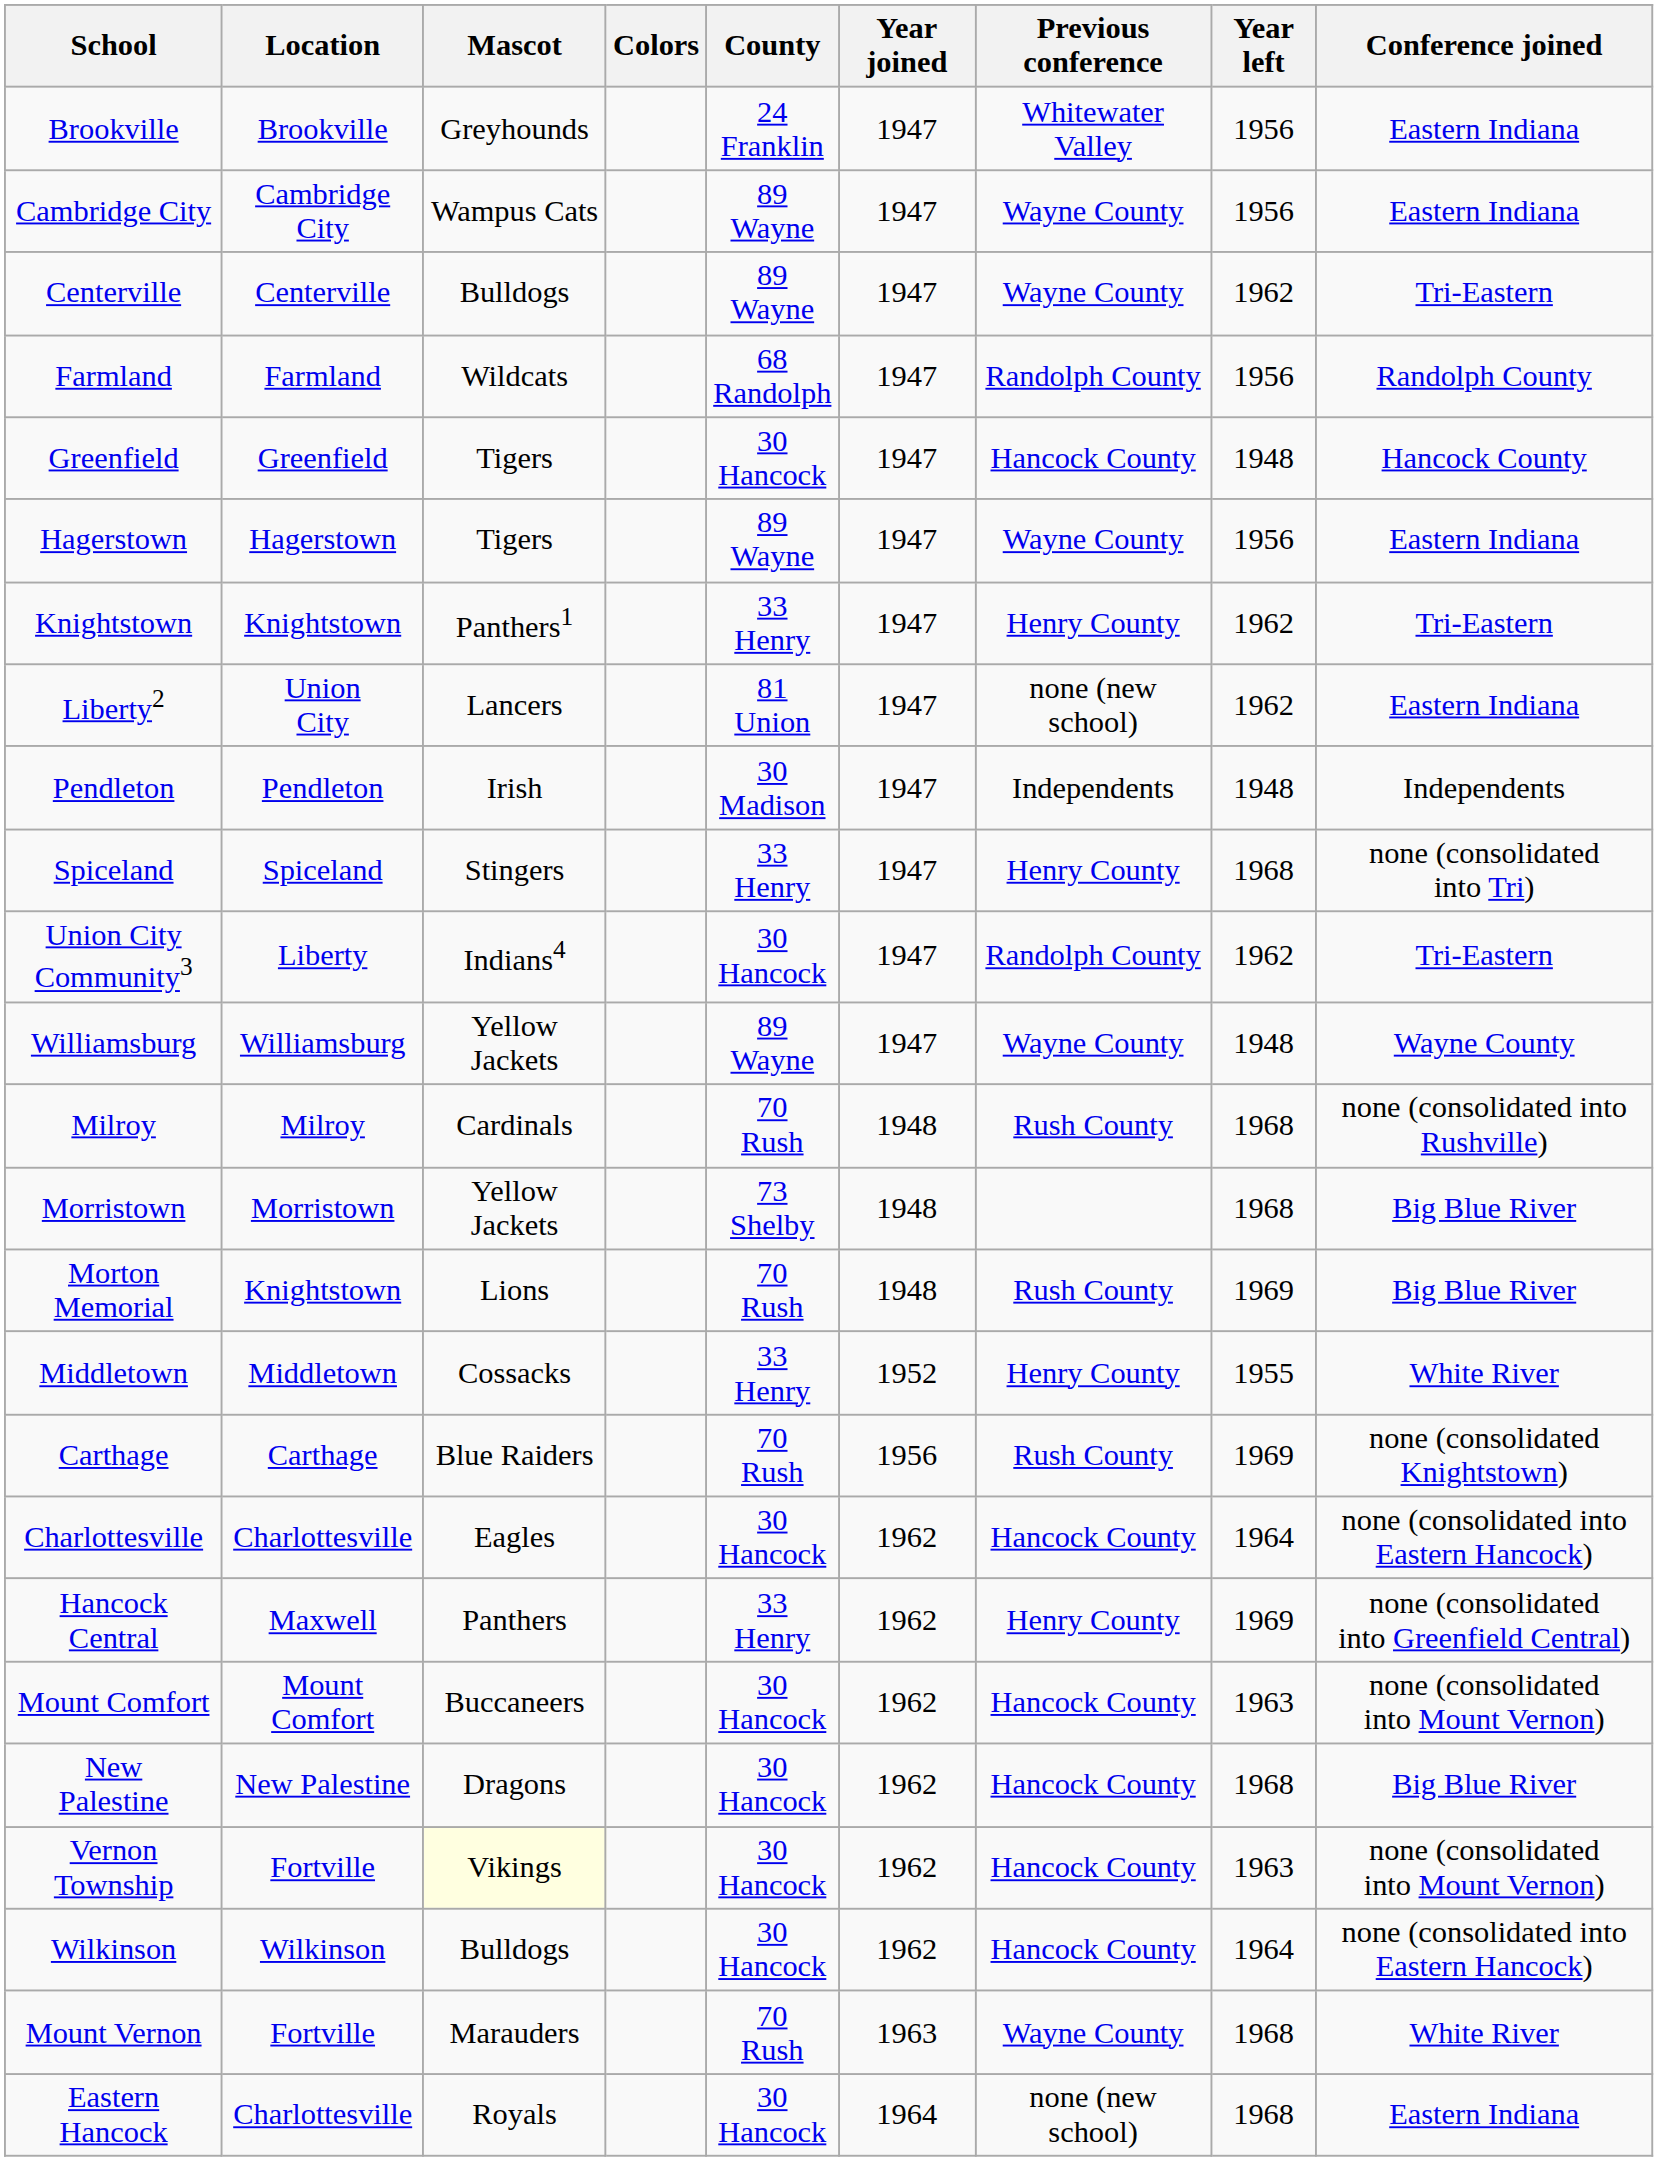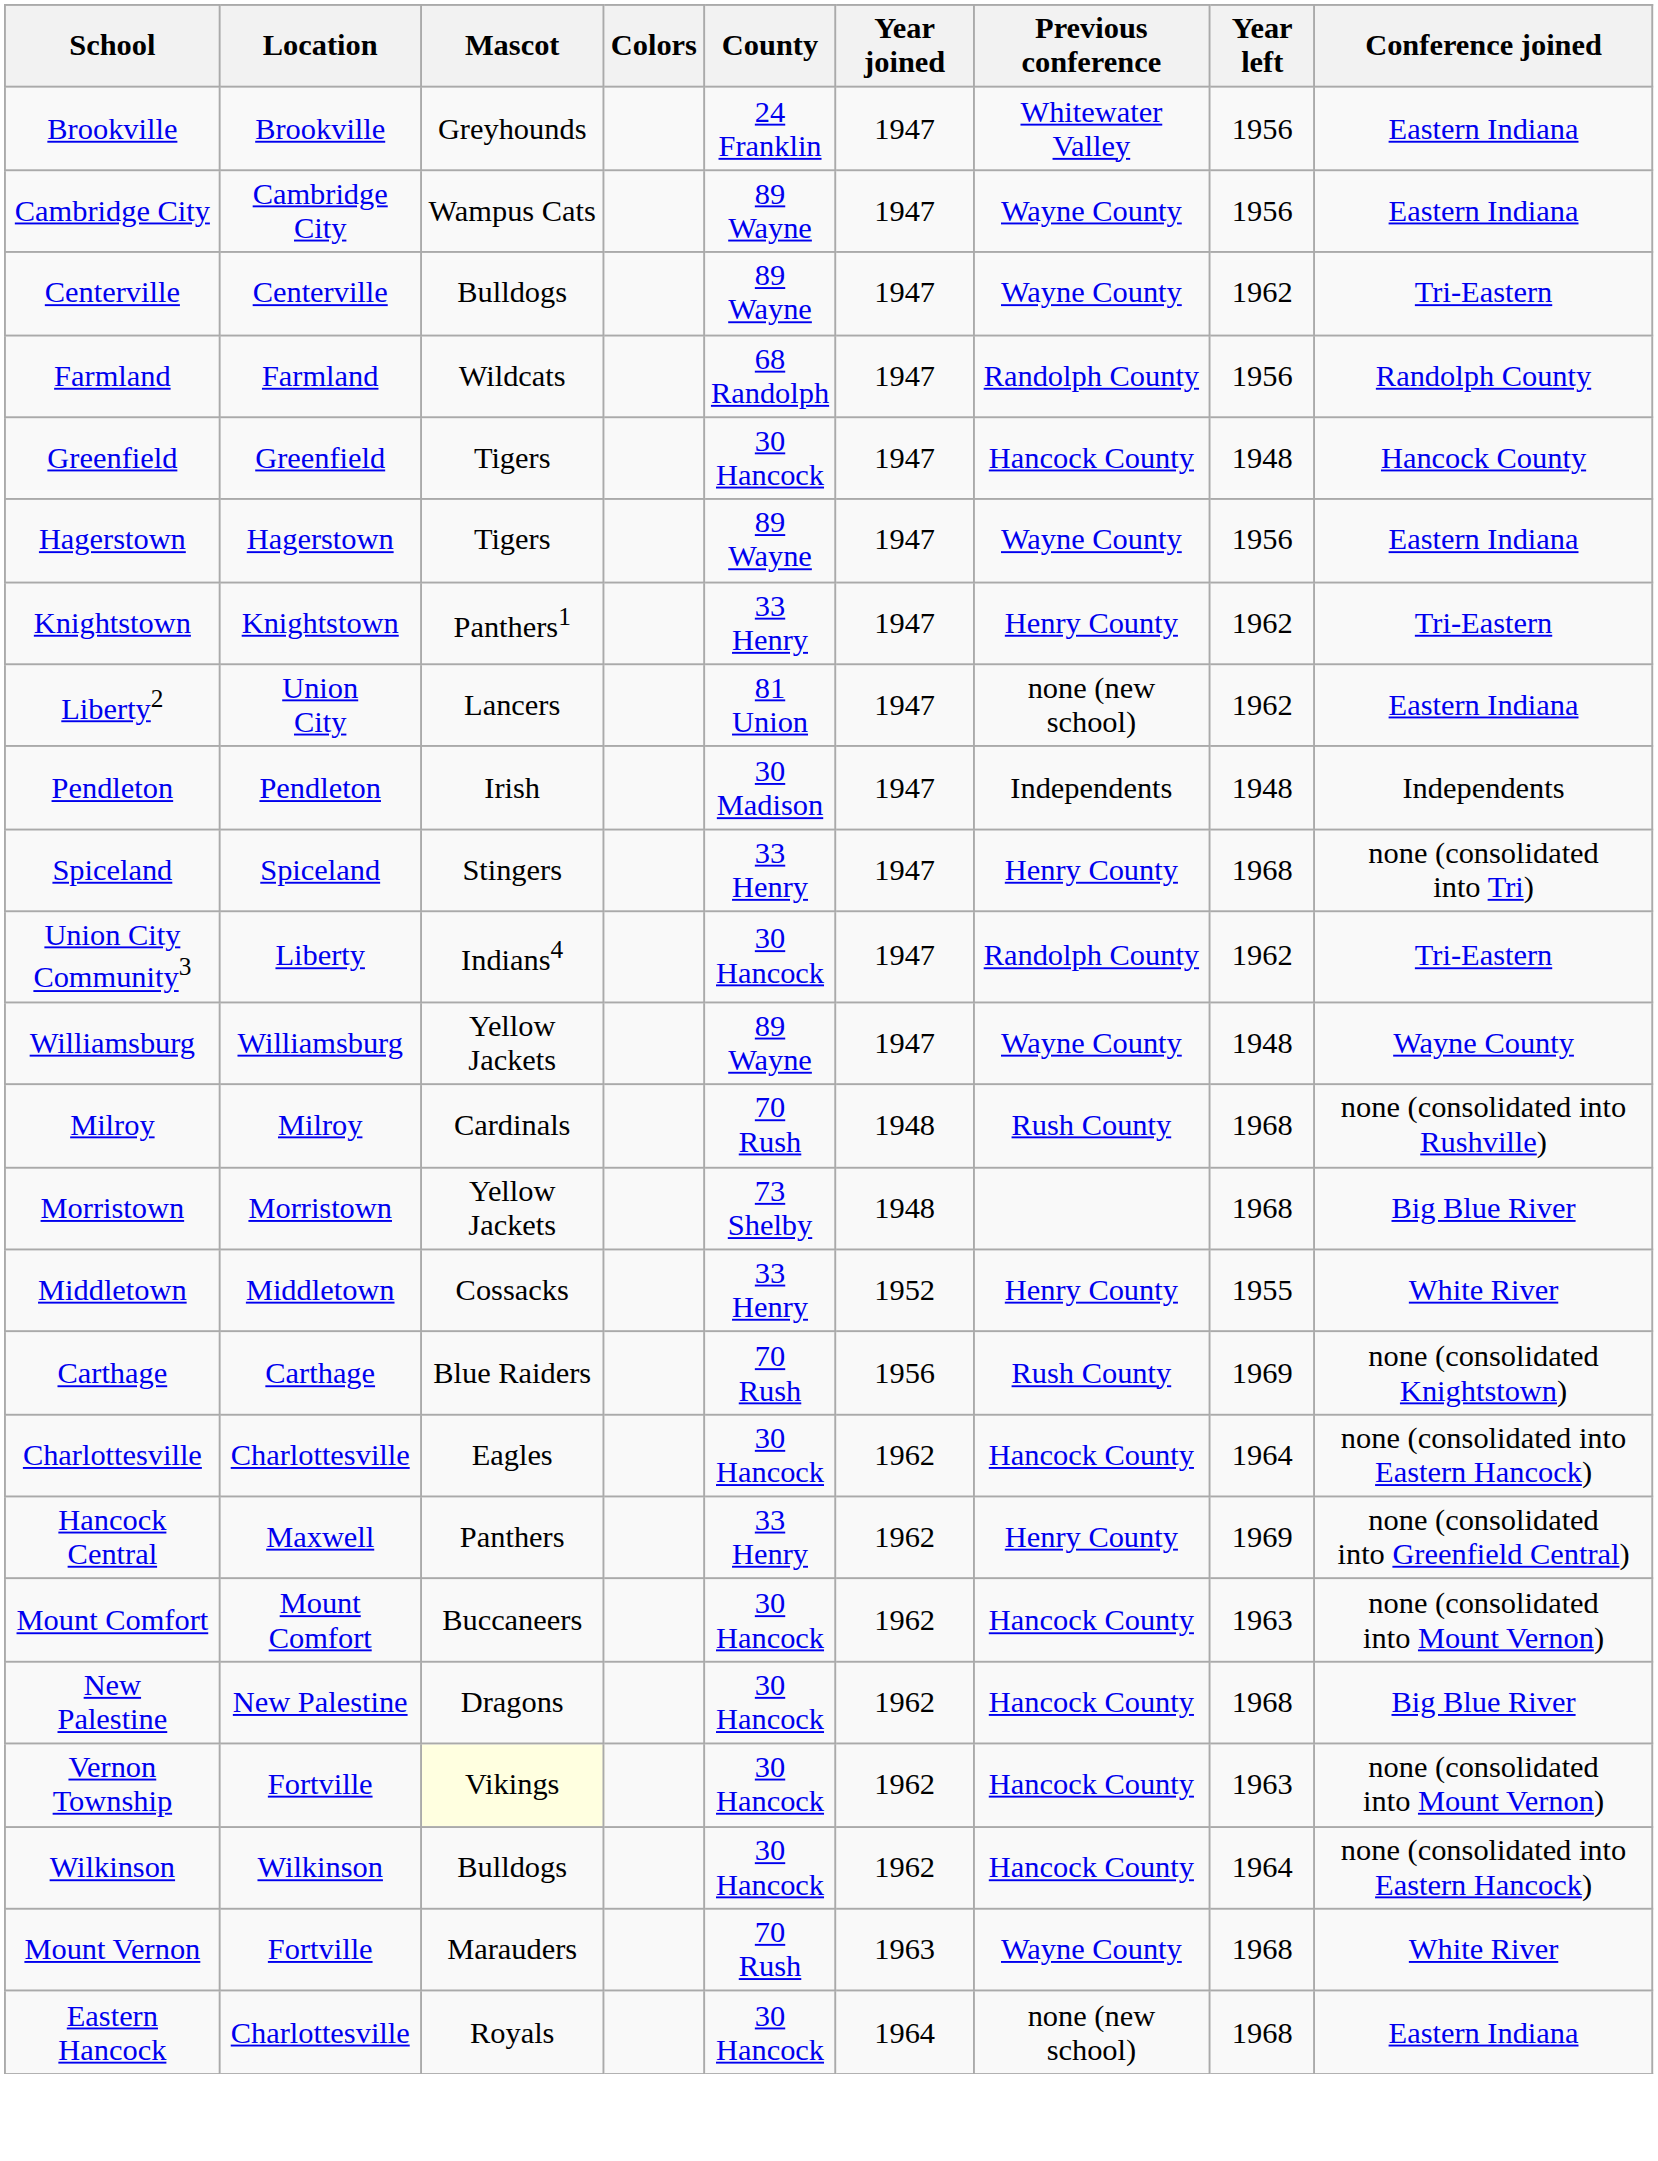- row: (114, 1290)
